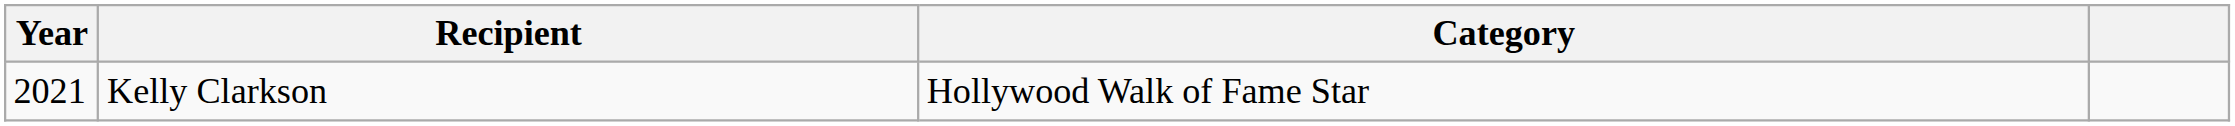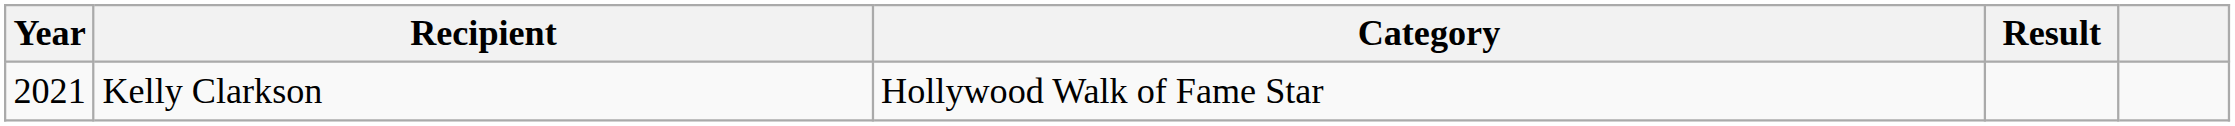+ column: (2052, 33)
